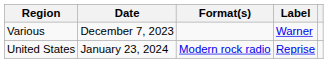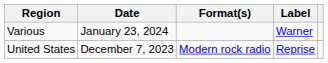(127, 31) December 7, 2023 -> (124, 31) January 23, 2024
(124, 49) January 23, 2024 -> (127, 49) December 7, 2023
